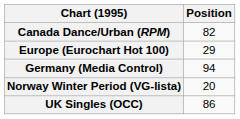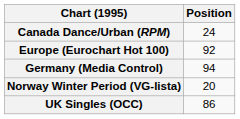(209, 31) 82 -> (209, 31) 24
(209, 50) 29 -> (209, 50) 92
